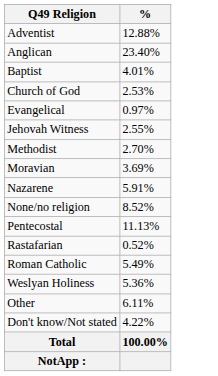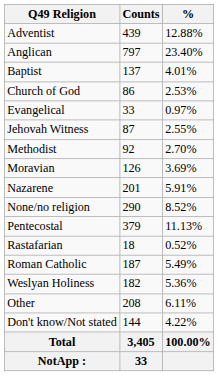+ column: (141, 14)
